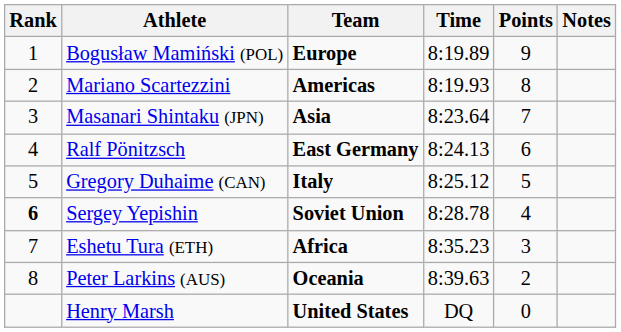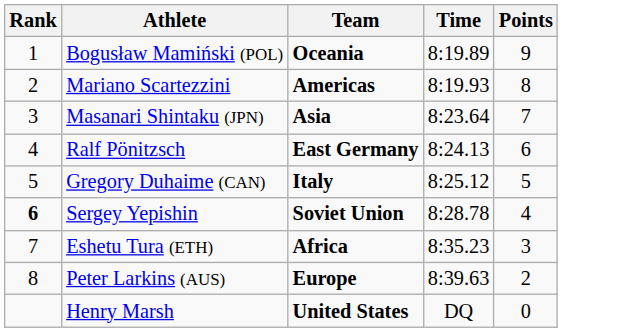- column: (587, 20)
(325, 52) Europe -> (328, 52) Oceania
(328, 278) Oceania -> (325, 278) Europe
